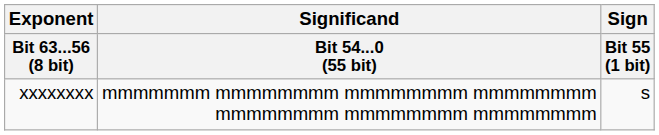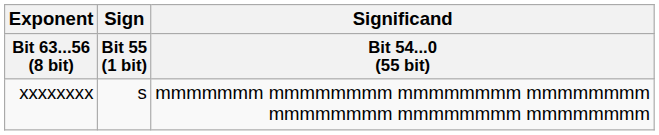columns swapped: (628, 56) <-> (349, 56)
